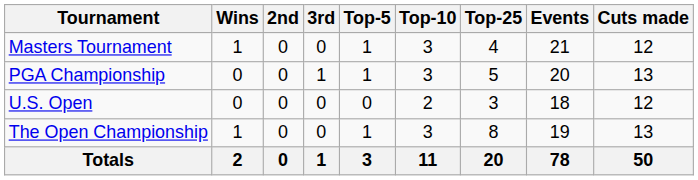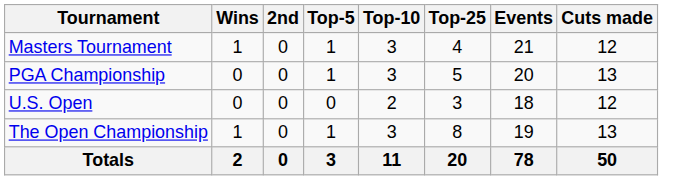- column: (321, 18)
